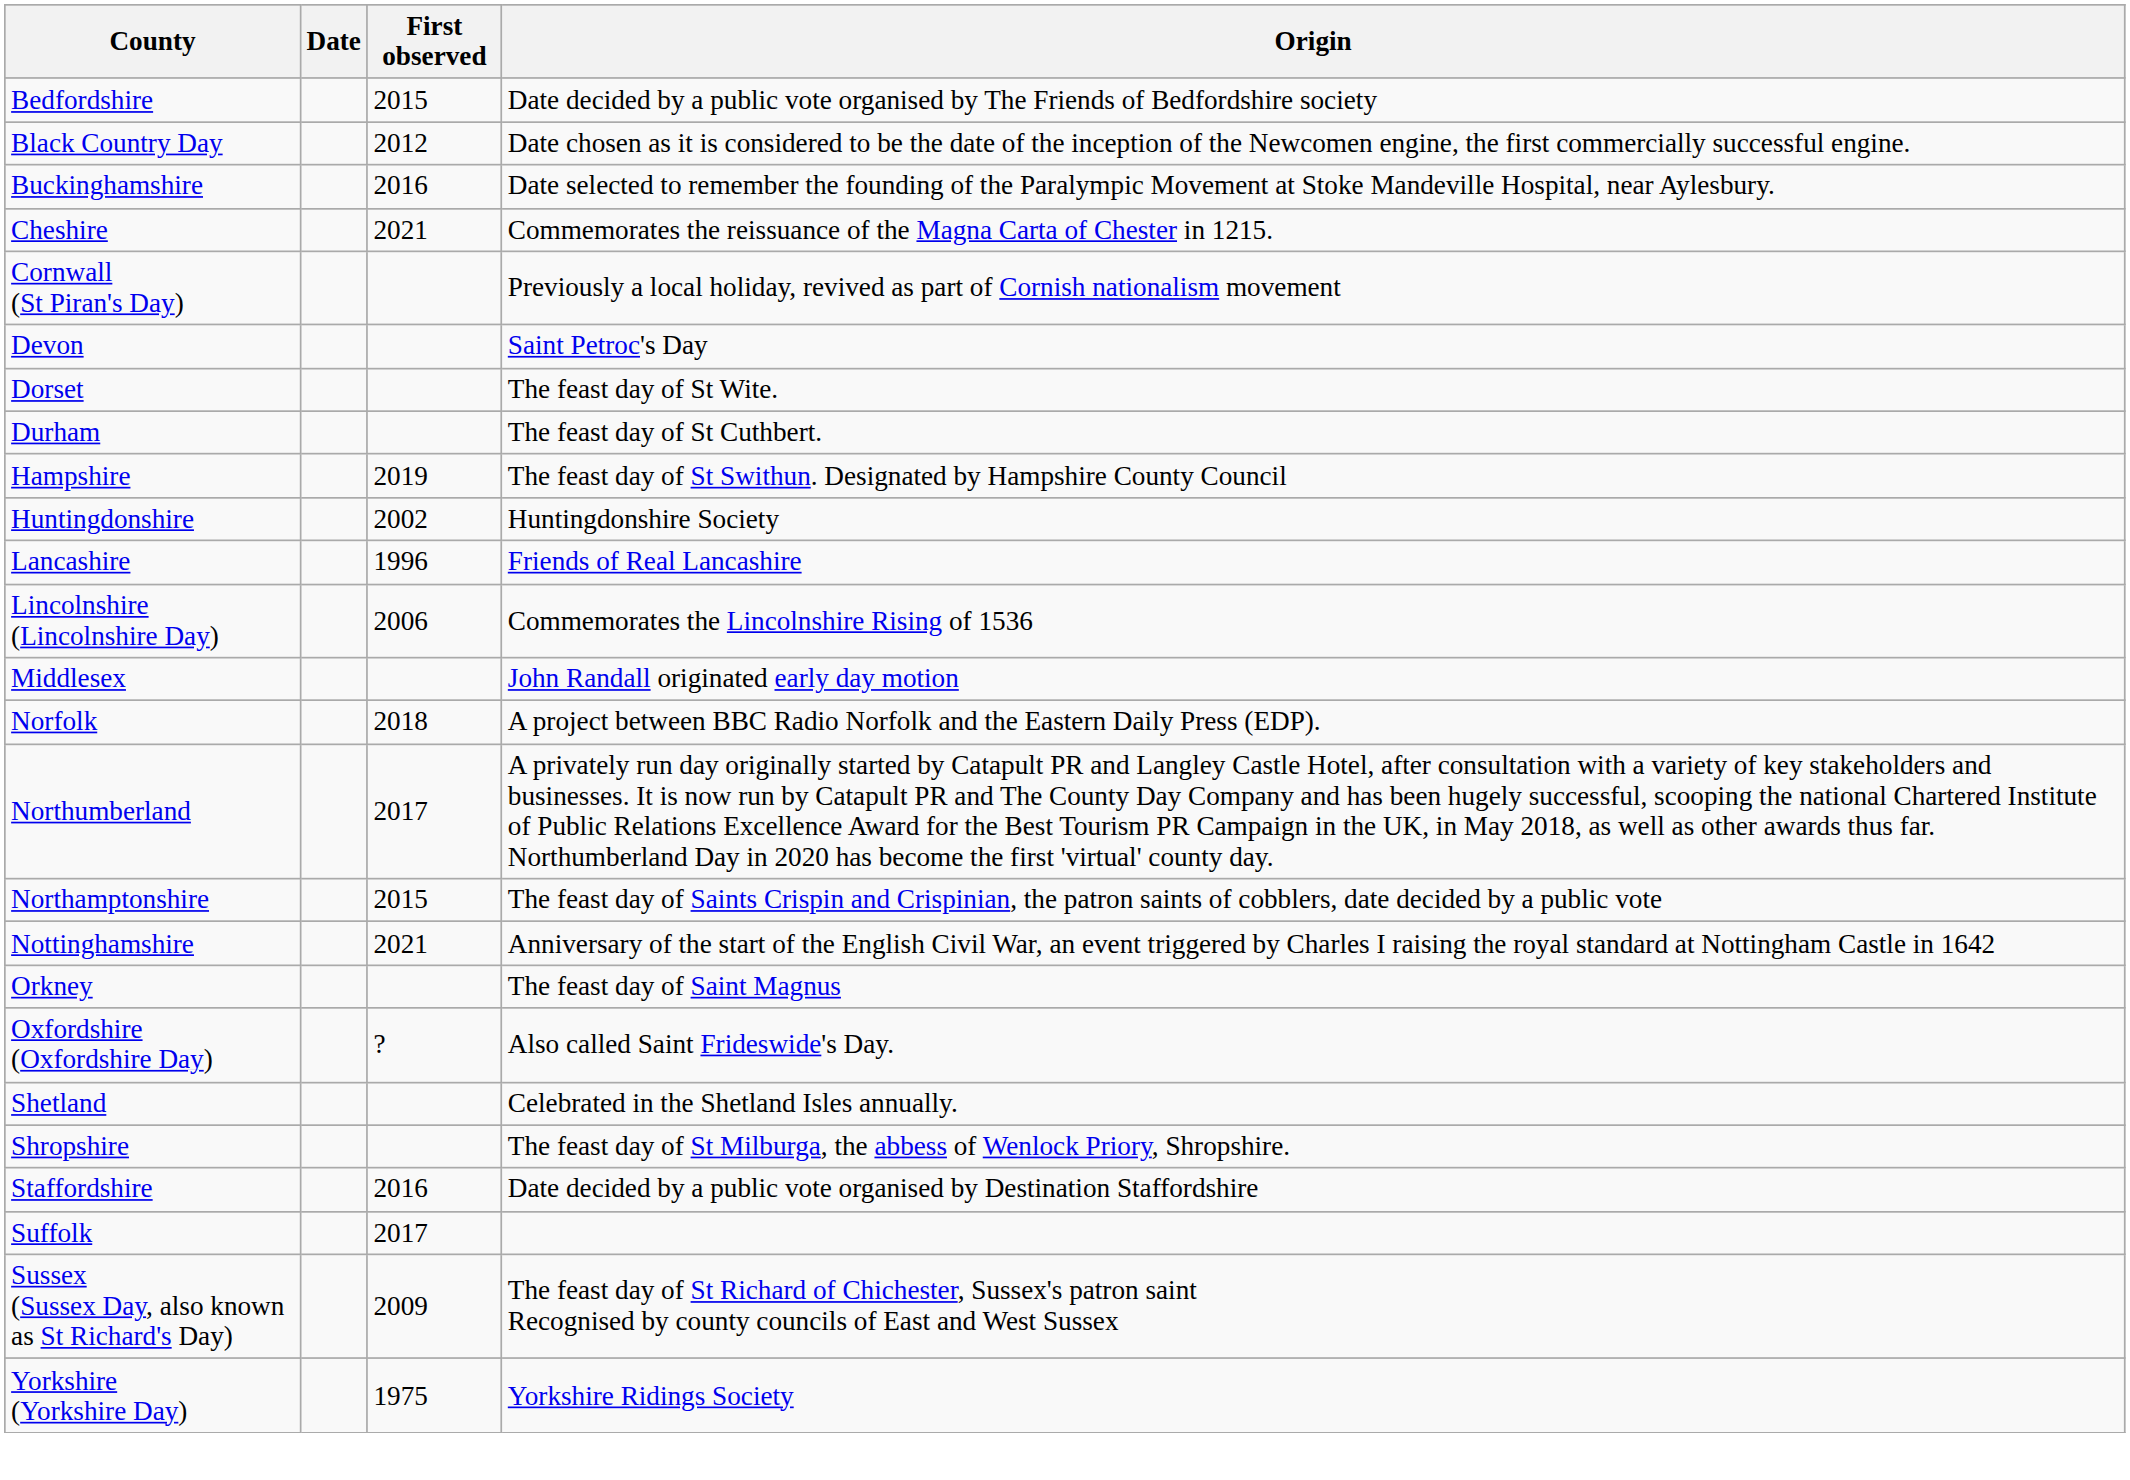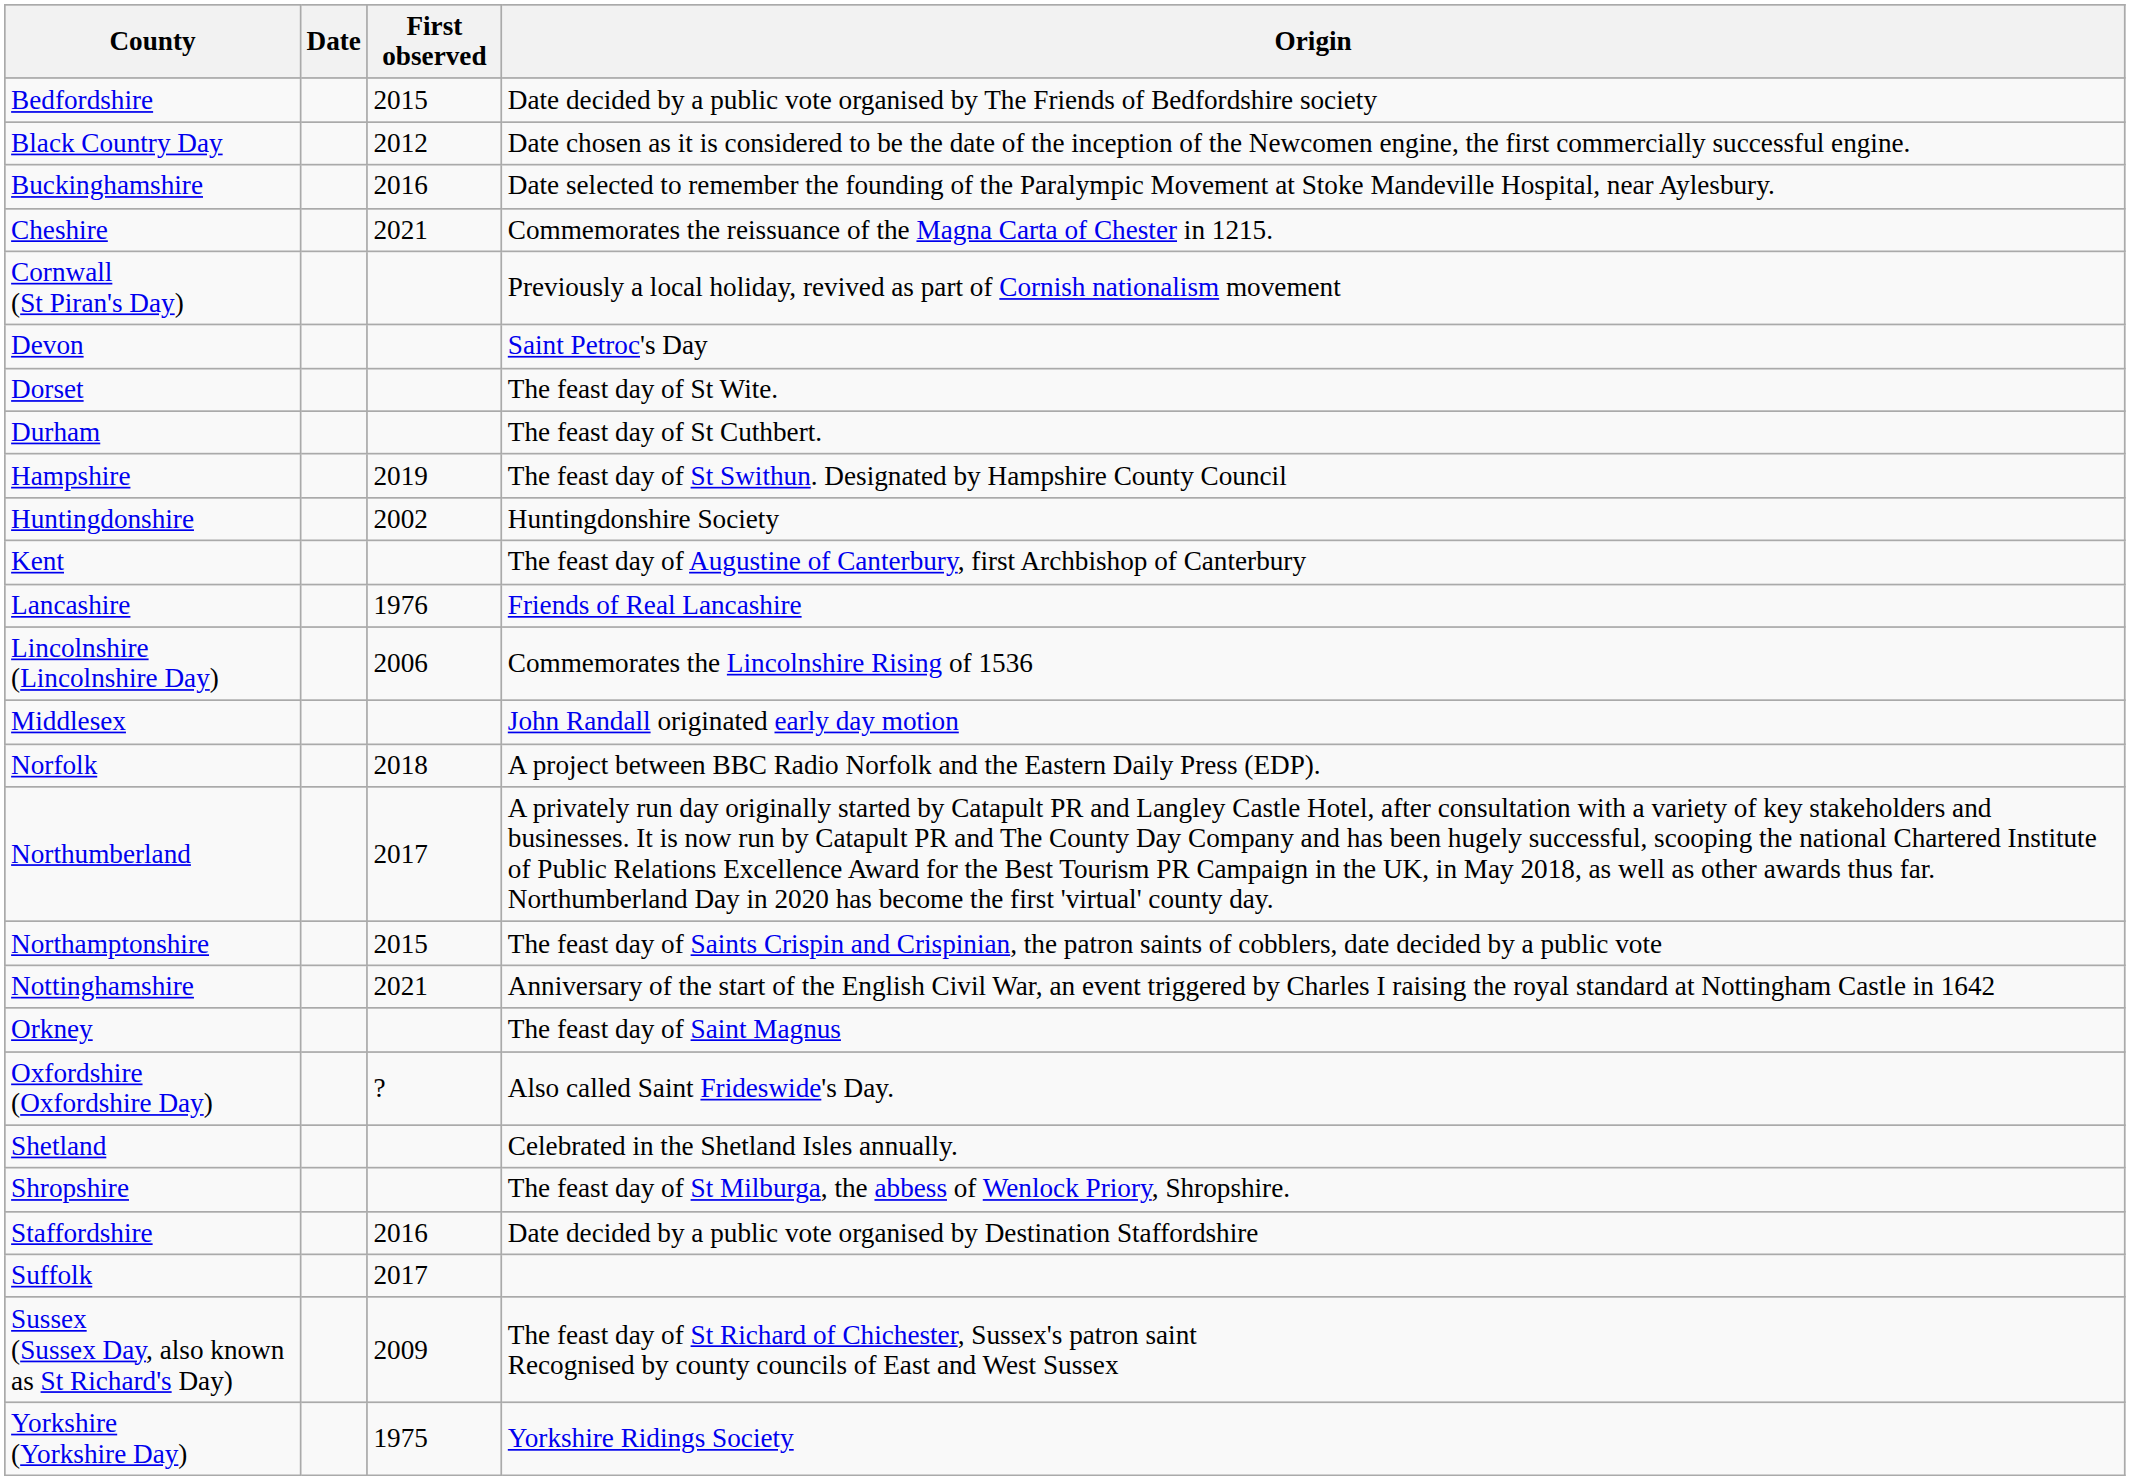+ row: (38, 561)
(401, 561) 1996 -> (401, 604) 1976
